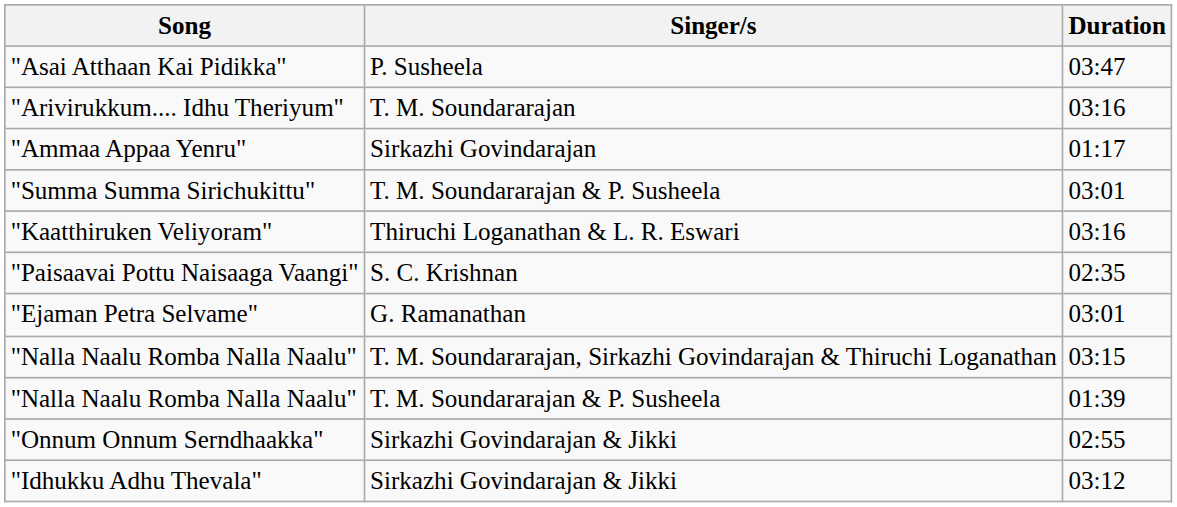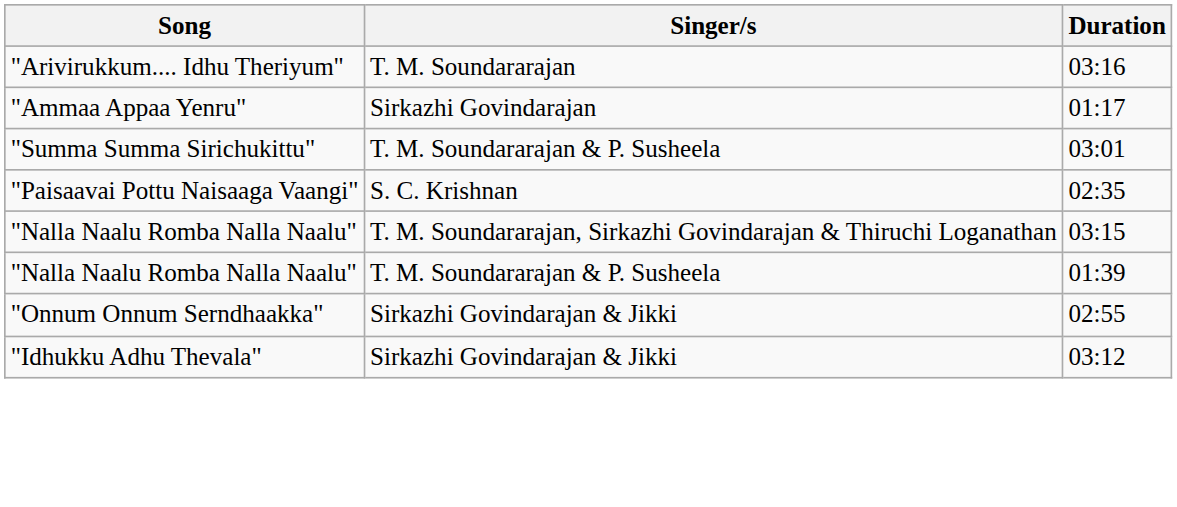- row: (149, 66)
- row: (141, 232)
- row: (134, 314)
